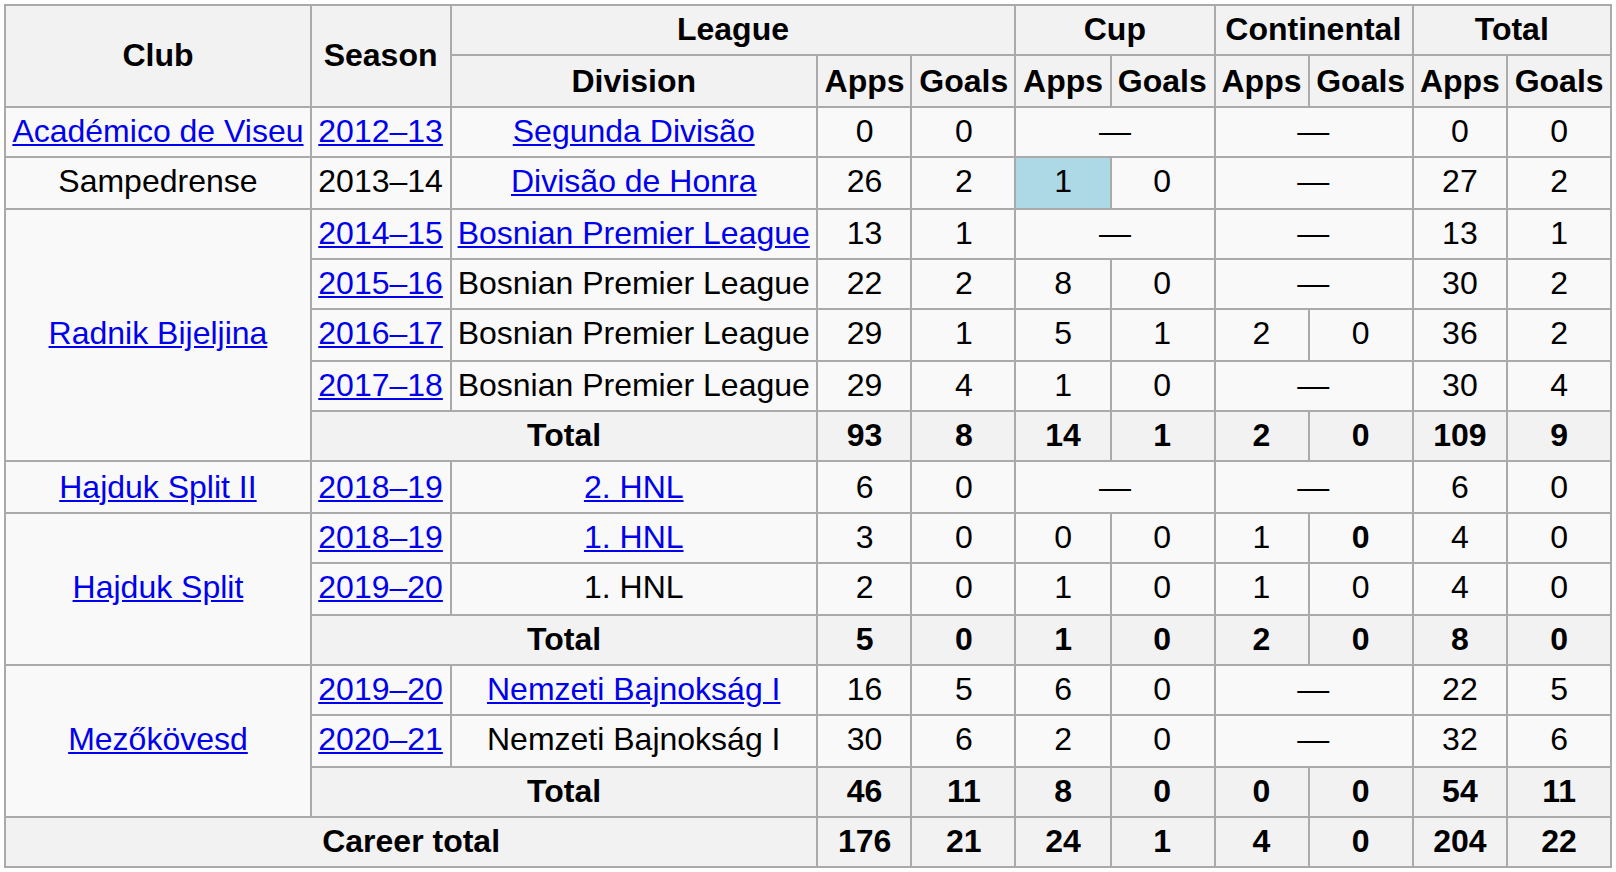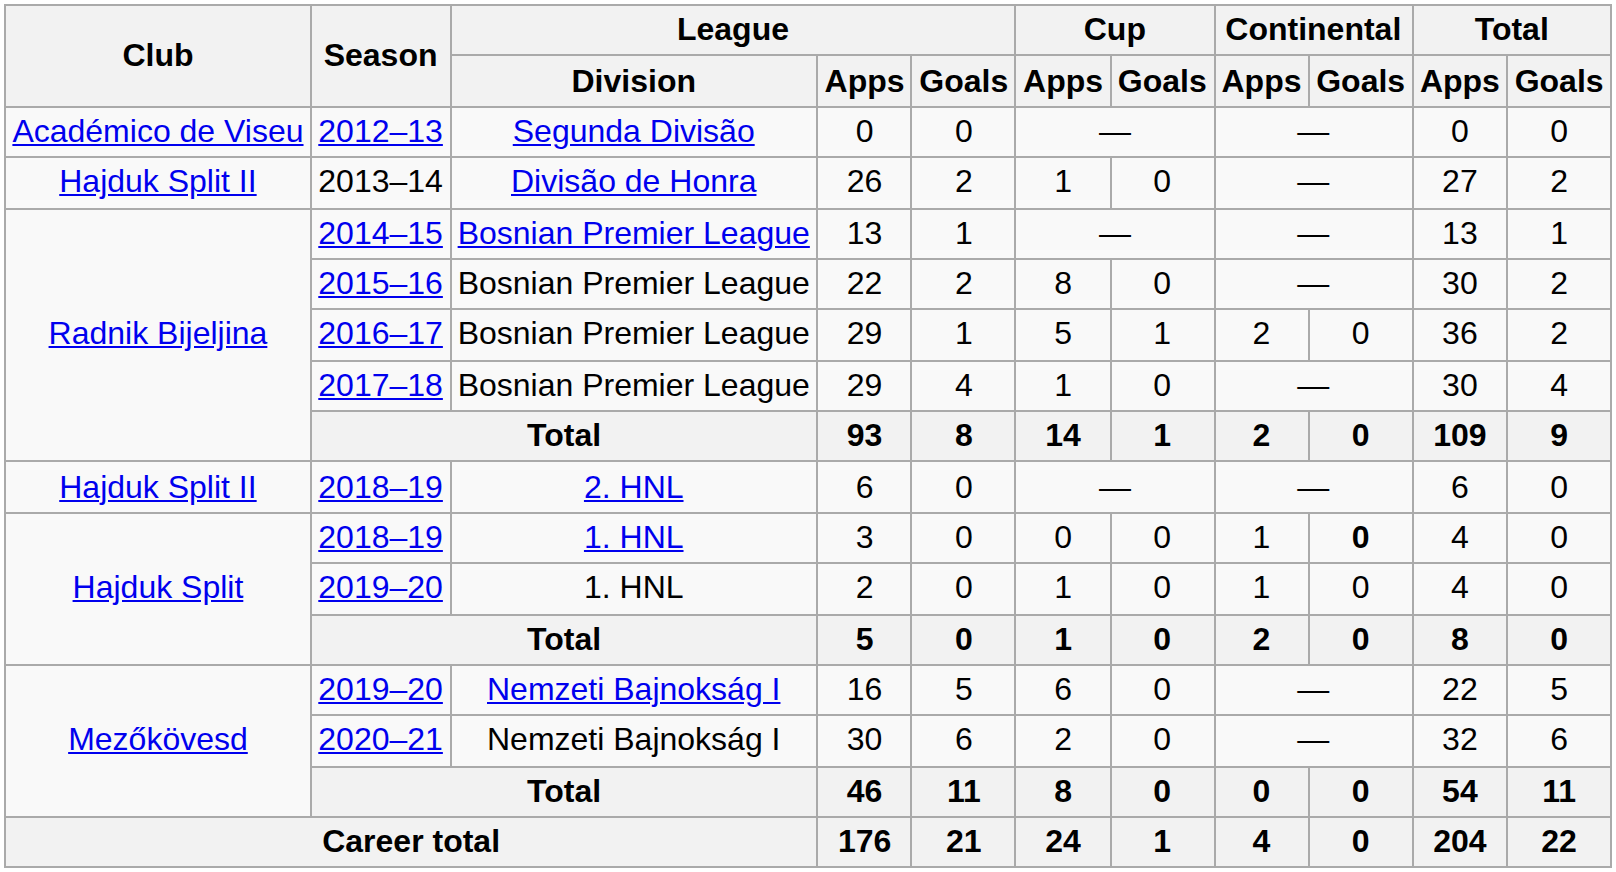(158, 182) Sampedrense -> (158, 182) Hajduk Split II
(1063, 182) lightblue background -> (1063, 182) no background
